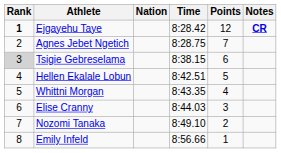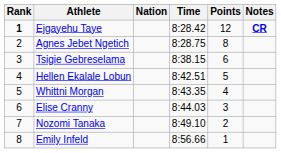(226, 44) 7 -> (226, 44) 8
(19, 60) lightgrey background -> (19, 60) no background
